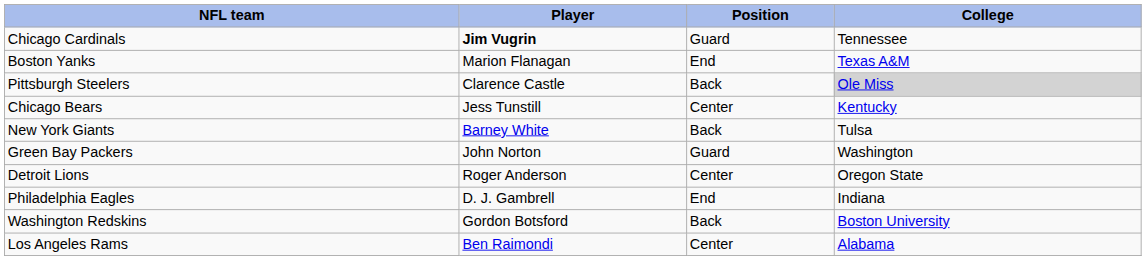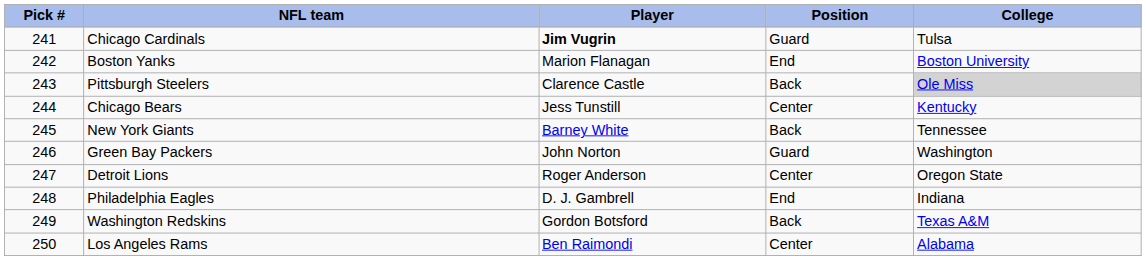+ column: (44, 15)
(872, 38) Tennessee -> (934, 38) Tulsa
(874, 61) Texas A&M -> (973, 61) Boston University
(855, 130) Tulsa -> (952, 130) Tennessee
(894, 221) Boston University -> (953, 221) Texas A&M
